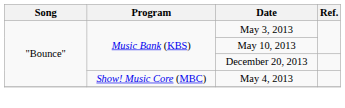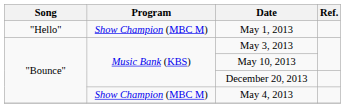+ row: (267, 29)
(151, 78) Show! Music Core (MBC) -> (151, 95) Show Champion (MBC M)
